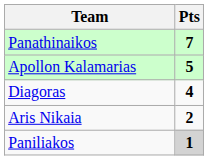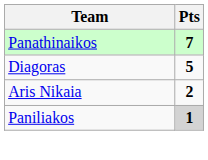- row: (72, 67)
(189, 92) 4 -> (189, 67) 5
